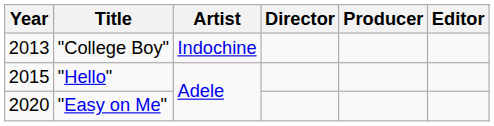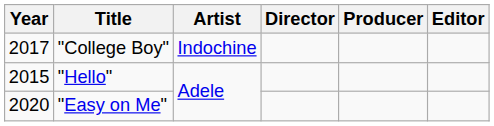(29, 47) 2013 -> (29, 47) 2017
